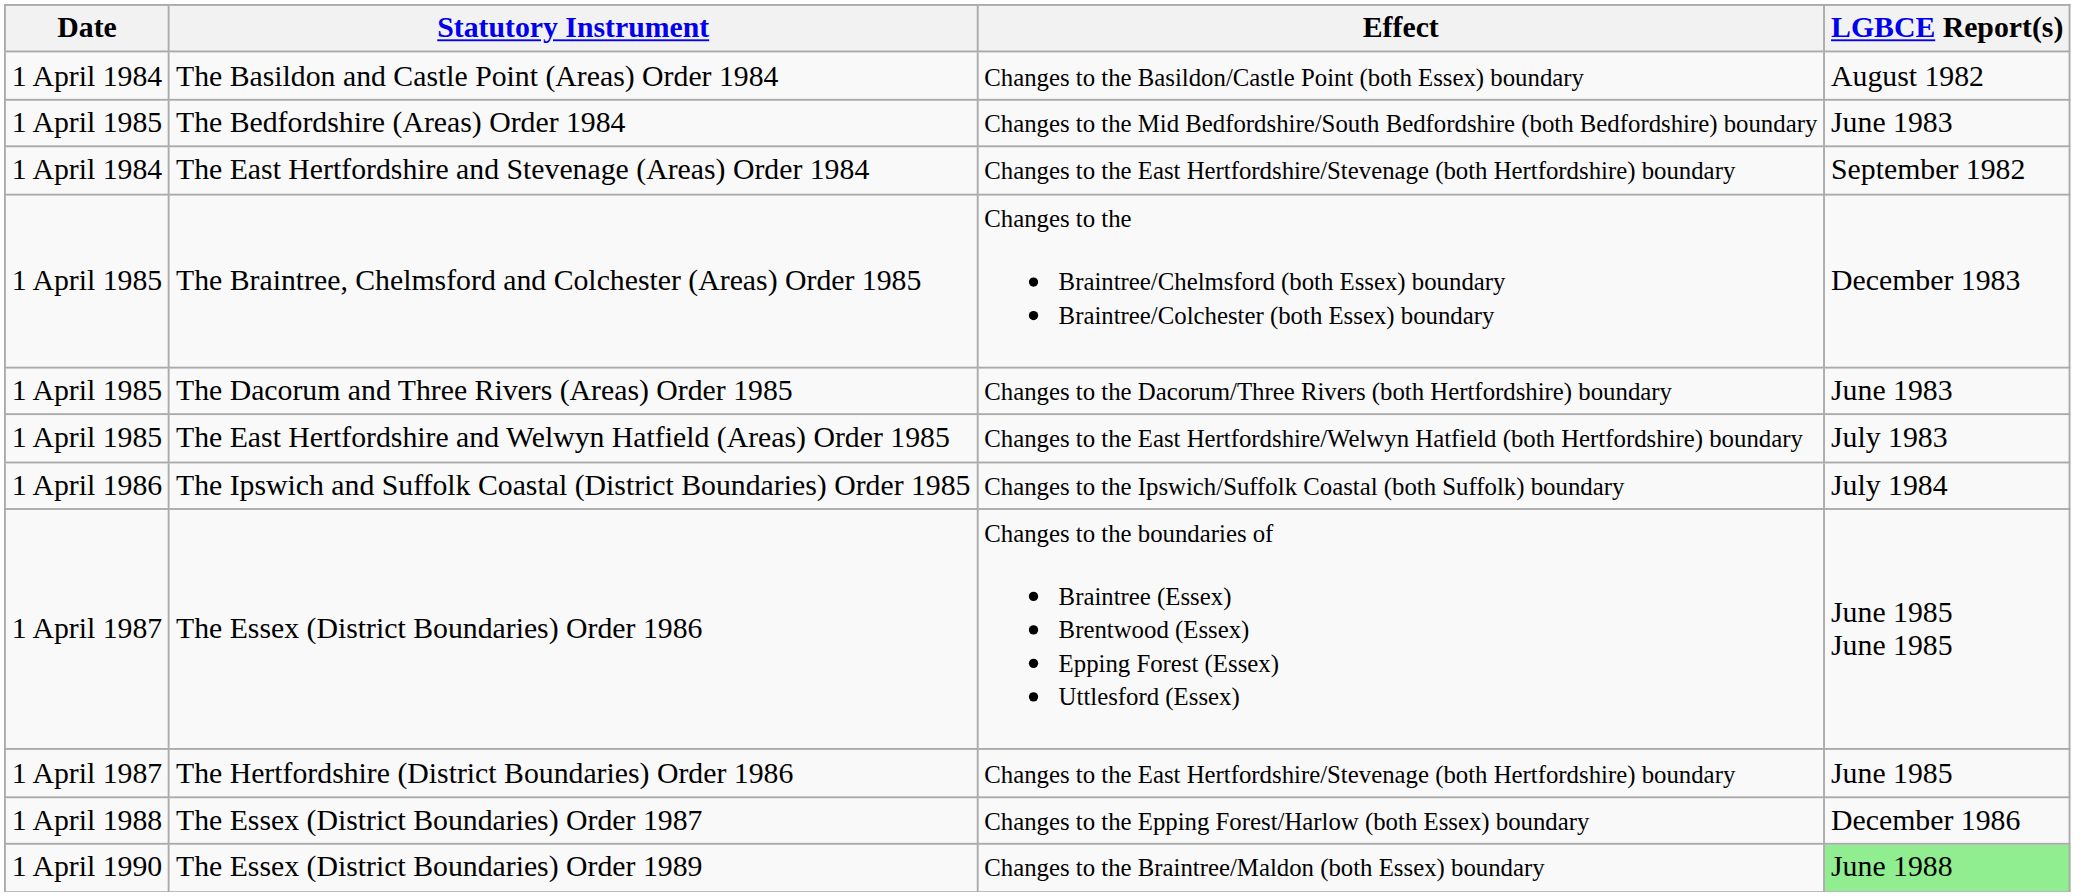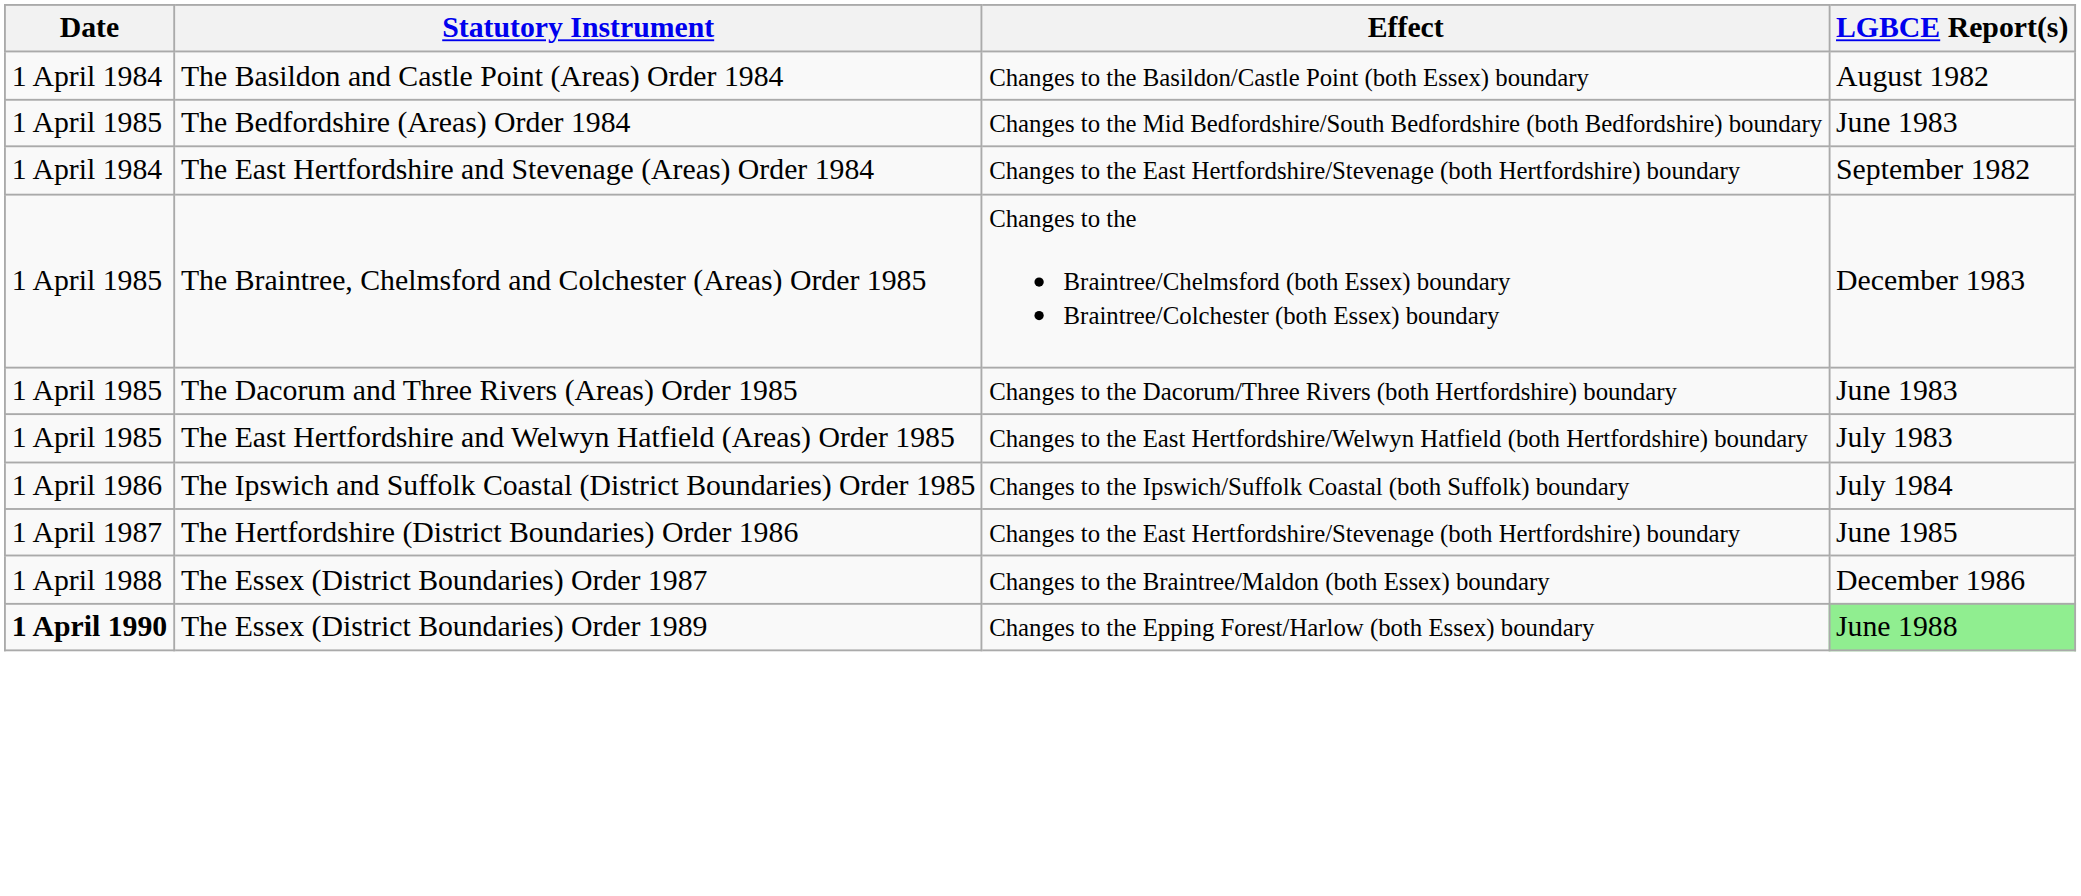- row: (439, 628)
(1287, 821) Changes to the Epping Forest/Harlow (both Essex) boundary -> (1269, 581) Changes to the Braintree/Maldon (both Essex) boundary
(87, 867) normal -> (90, 626) bold
(1264, 869) Changes to the Braintree/Maldon (both Essex) boundary -> (1292, 628) Changes to the Epping Forest/Harlow (both Essex) boundary
